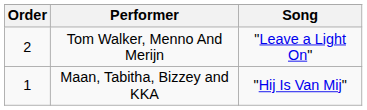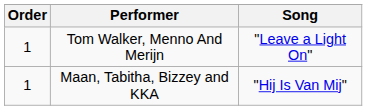(27, 46) 2 -> (27, 46) 1
